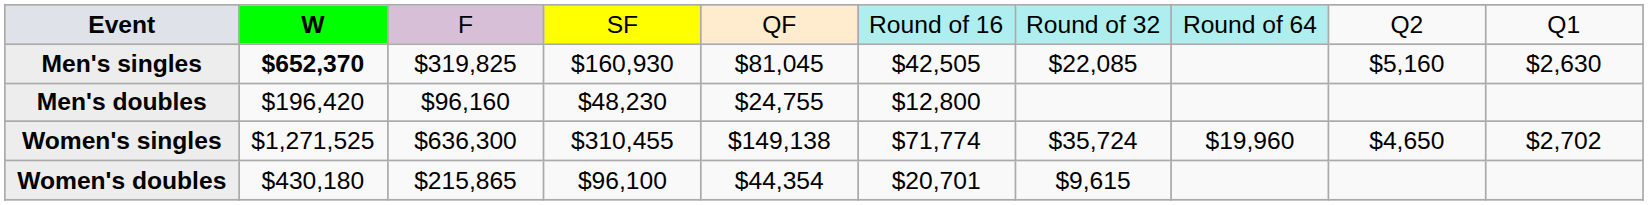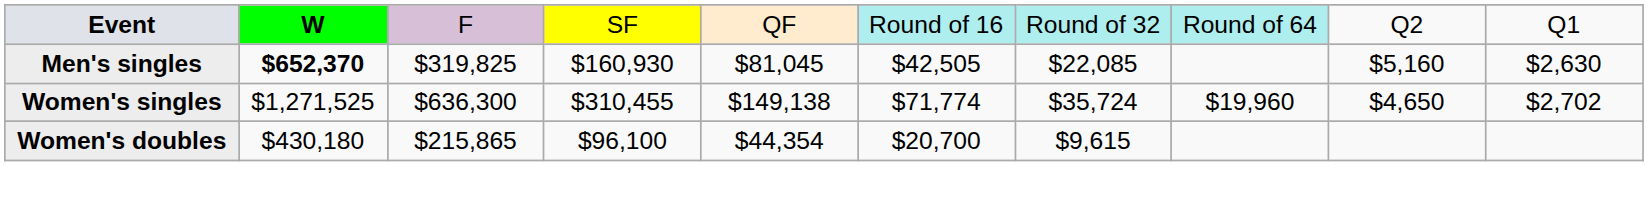- row: (122, 103)
(936, 180) $20,701 -> (936, 141) $20,700
